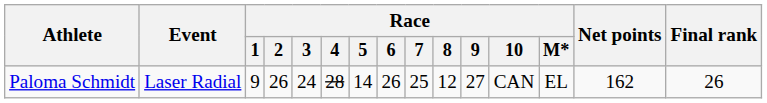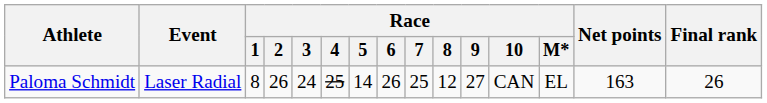(255, 82) 9 -> (255, 82) 8
(335, 82) 28 -> (335, 82) 25
(620, 82) 162 -> (620, 82) 163
